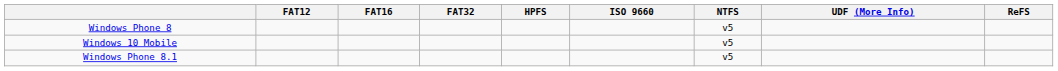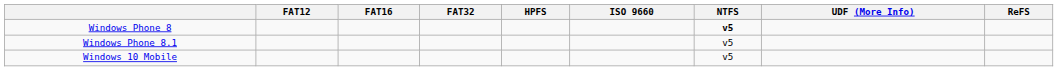(728, 27) normal -> (728, 27) bold
rows swapped: (130, 58) <-> (130, 43)
